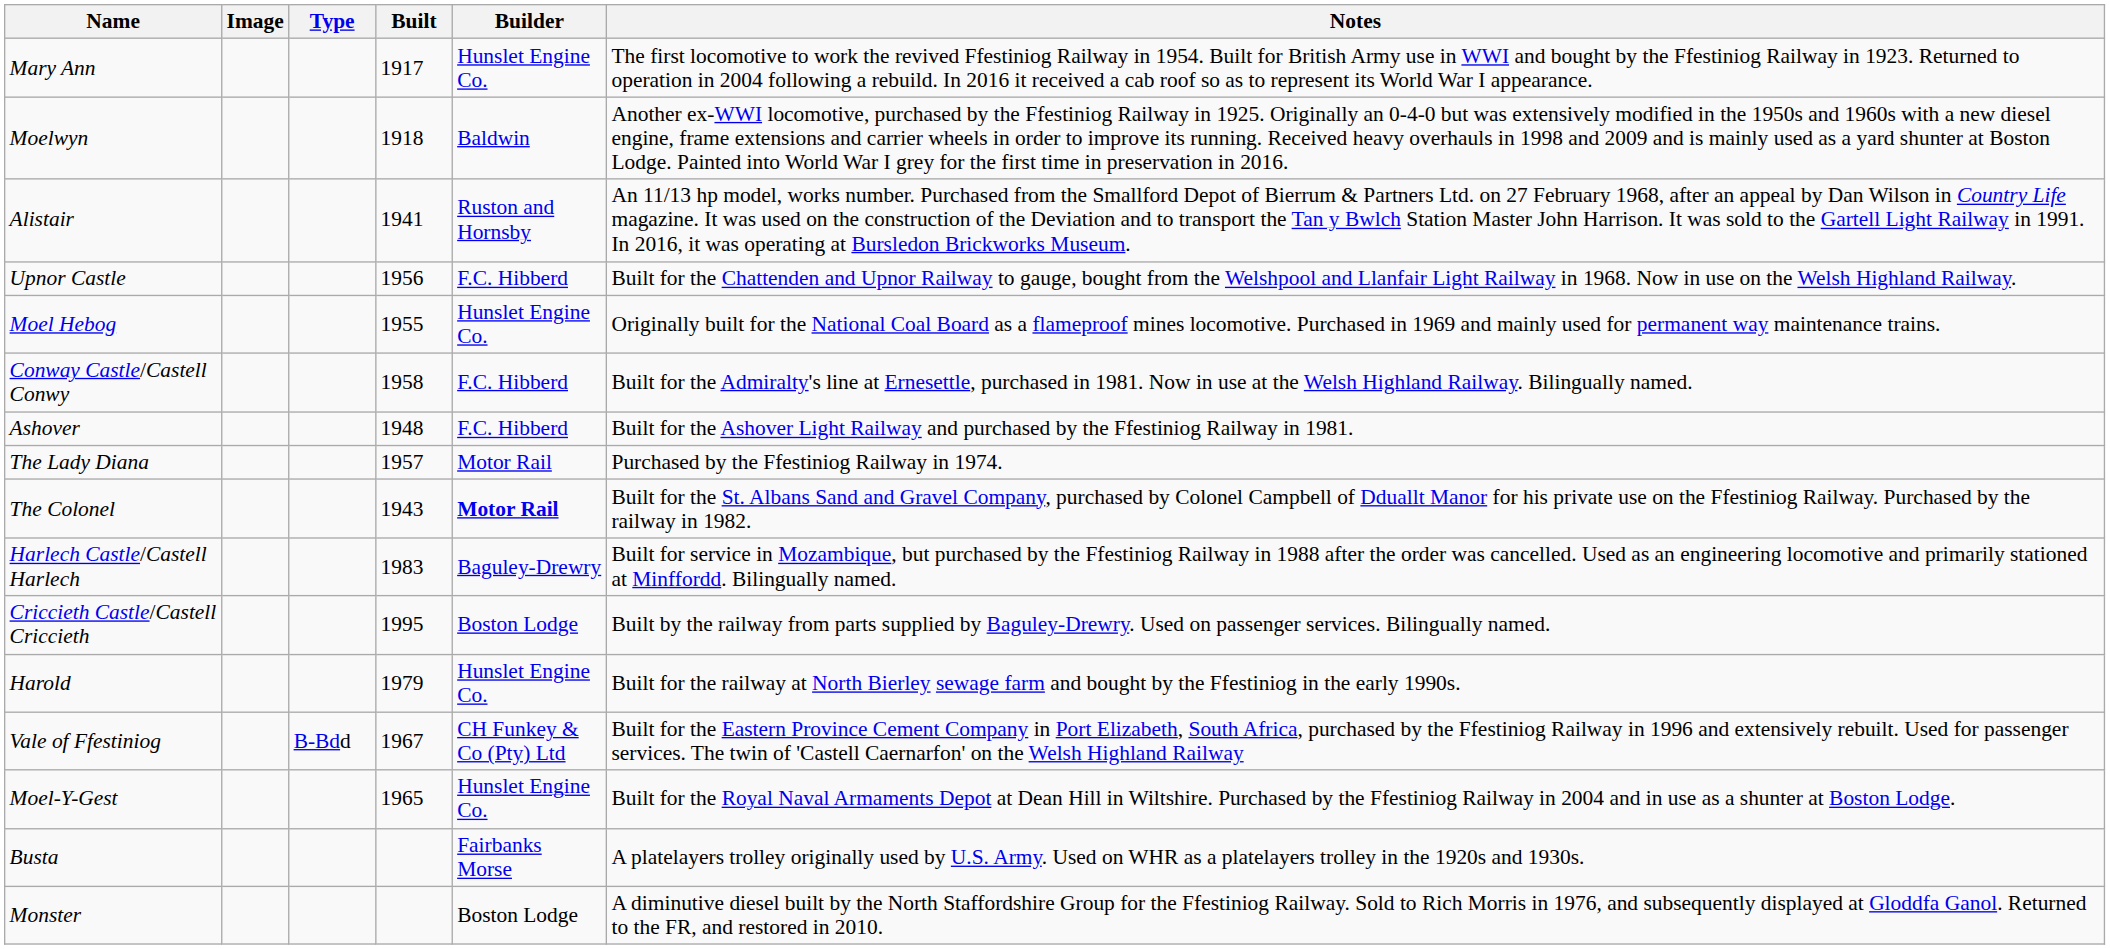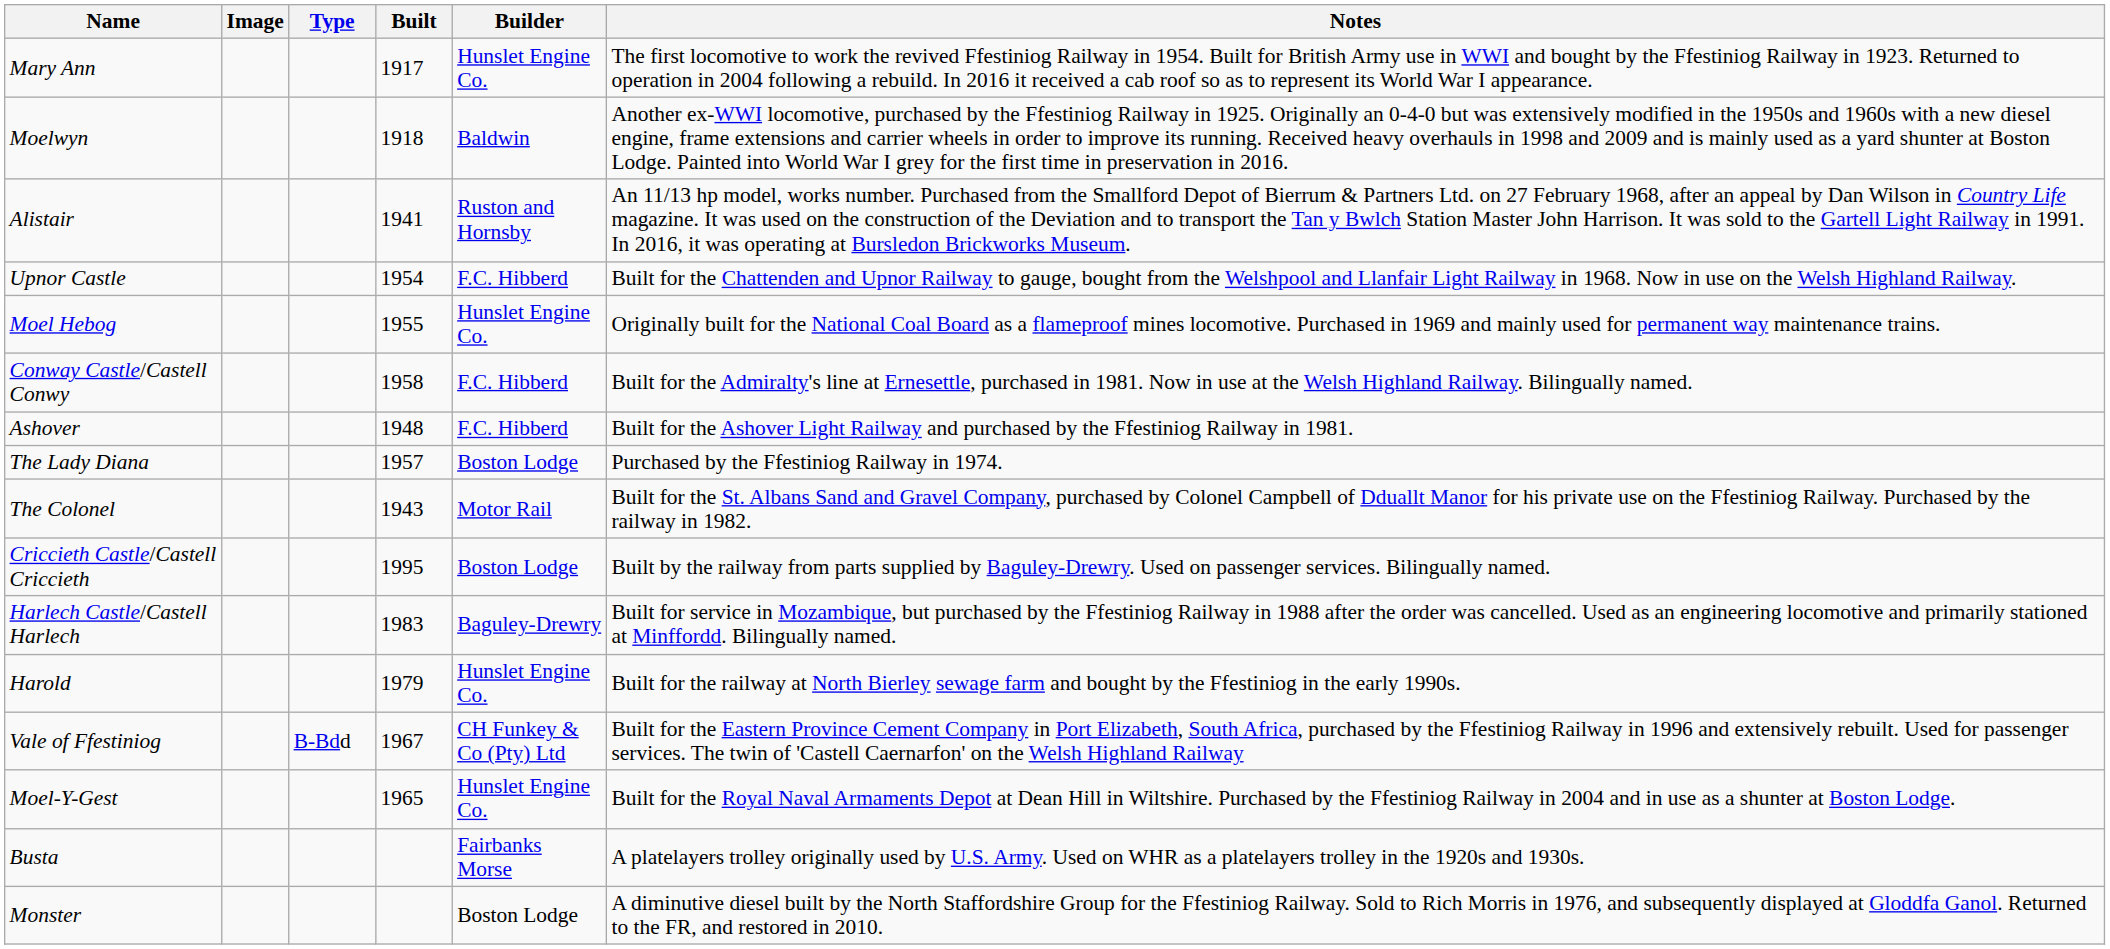(402, 278) 1956 -> (402, 278) 1954
(505, 462) Motor Rail -> (518, 462) Boston Lodge
(508, 508) bold -> (505, 508) normal
rows swapped: (113, 624) <-> (108, 566)
